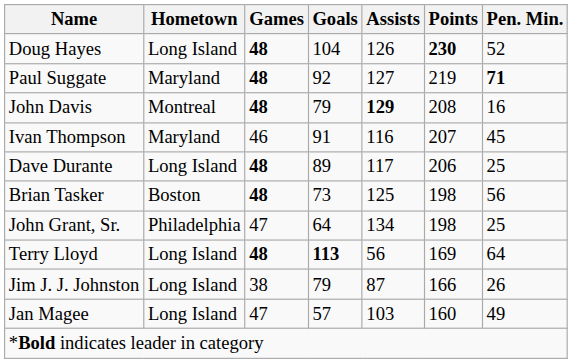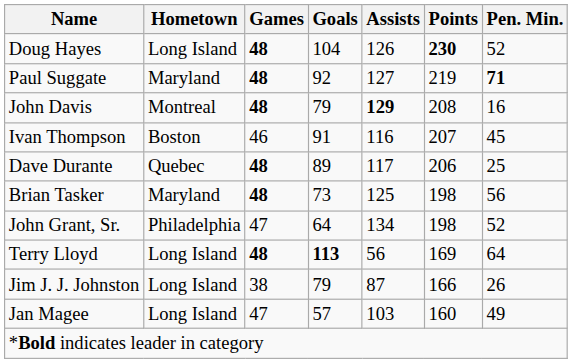(184, 136) Maryland -> (174, 136) Boston
(192, 166) Long Island -> (176, 166) Quebec
(174, 195) Boston -> (184, 195) Maryland
(496, 225) 25 -> (496, 225) 52
